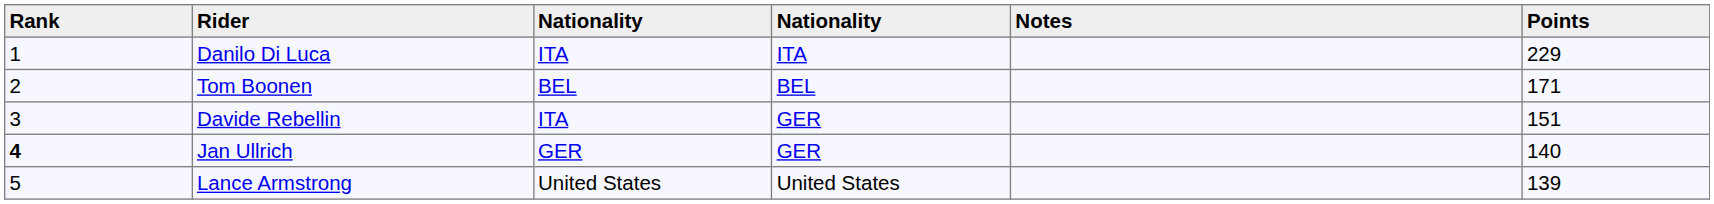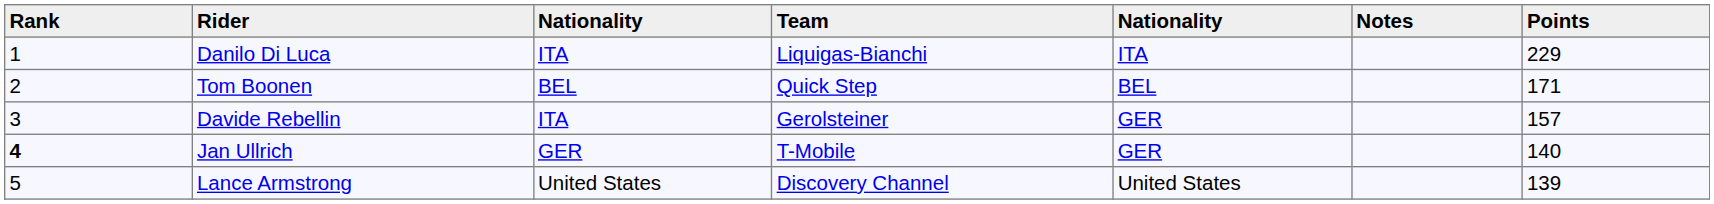+ column: (803, 21)
(1544, 118) 151 -> (1544, 118) 157
